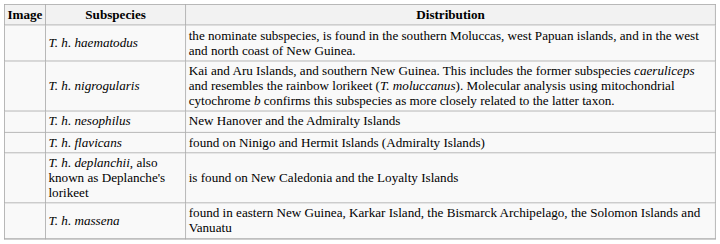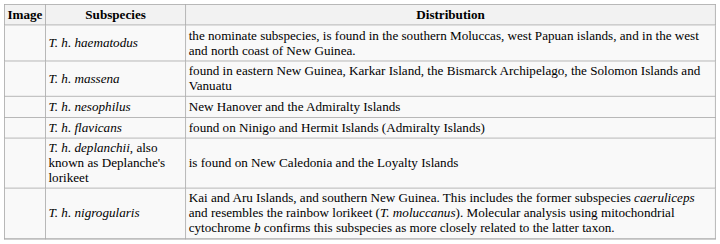rows swapped: (84, 220) <-> (94, 86)
